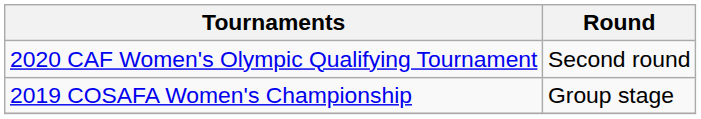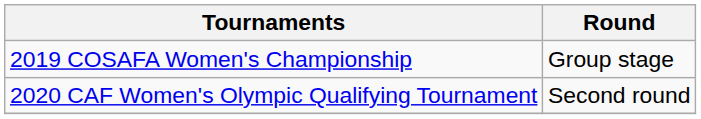rows swapped: (211, 95) <-> (274, 58)
